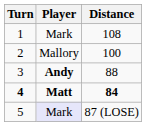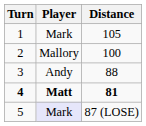(112, 33) 108 -> (112, 33) 105
(59, 72) bold -> (59, 72) normal
(112, 92) 84 -> (112, 92) 81
